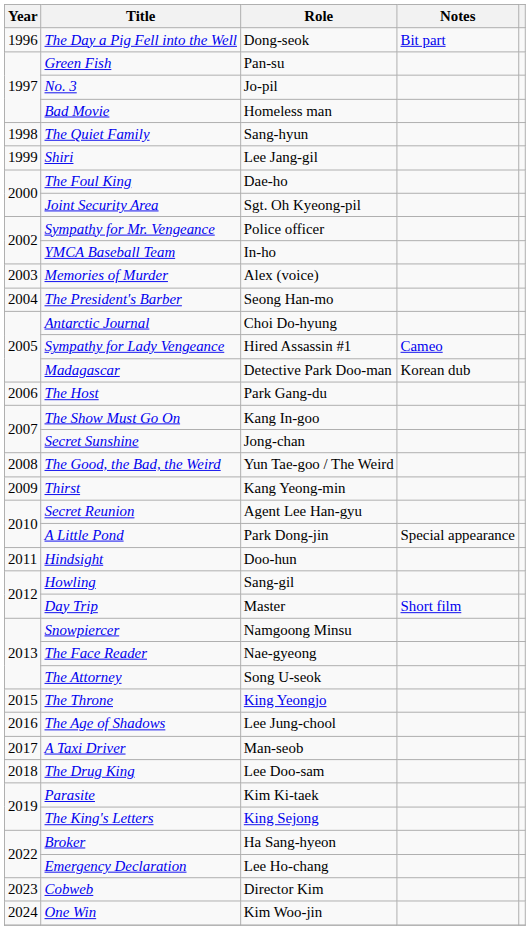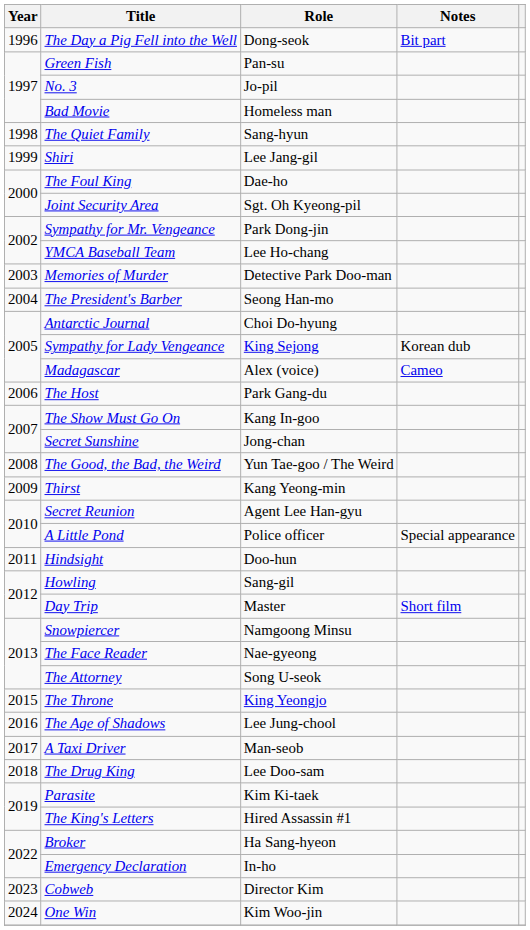(284, 228) Police officer -> (286, 228) Park Dong-jin
(260, 252) In-ho -> (286, 252) Lee Ho-chang
(281, 275) Alex (voice) -> (318, 275) Detective Park Doo-man
(298, 346) Hired Assassin #1 -> (281, 346) King Sejong
(422, 346) Cameo -> (435, 346) Korean dub
(318, 370) Detective Park Doo-man -> (281, 370) Alex (voice)
(435, 370) Korean dub -> (422, 370) Cameo
(286, 535) Park Dong-jin -> (284, 535) Police officer
(281, 818) King Sejong -> (298, 818) Hired Assassin #1
(286, 865) Lee Ho-chang -> (260, 865) In-ho
